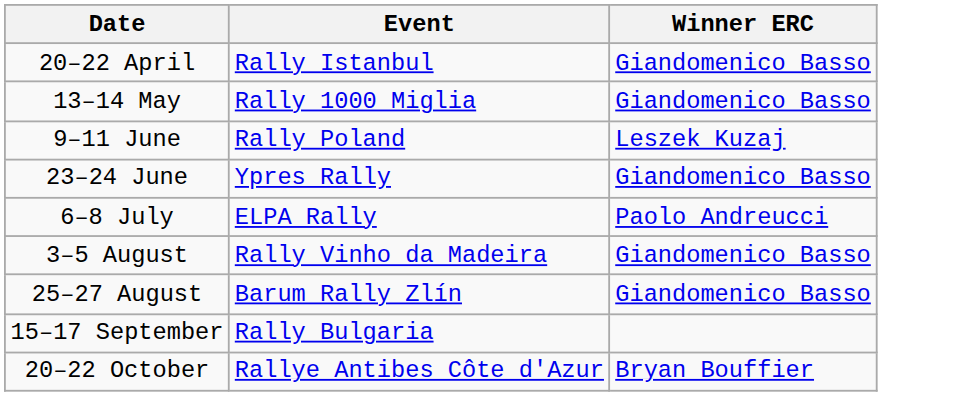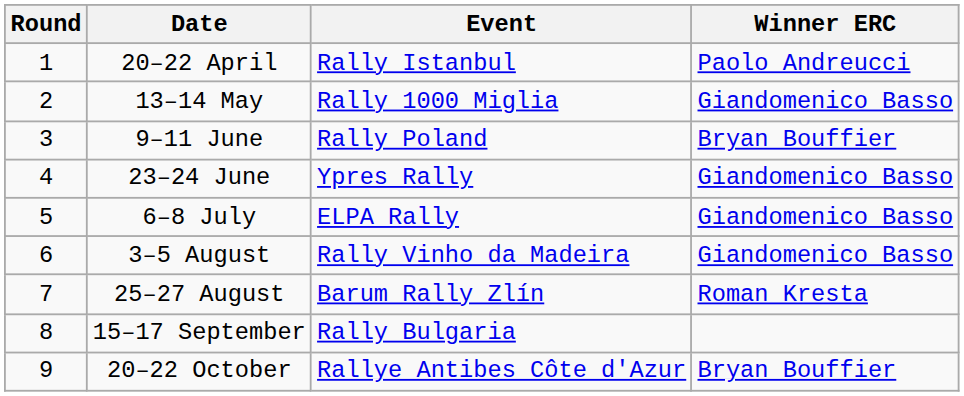+ column: (46, 24)
(743, 63) Giandomenico Basso -> (804, 63) Paolo Andreucci
(700, 140) Leszek Kuzaj -> (797, 140) Bryan Bouffier
(722, 217) Paolo Andreucci -> (825, 217) Giandomenico Basso
(743, 294) Giandomenico Basso -> (783, 294) Roman Kresta
